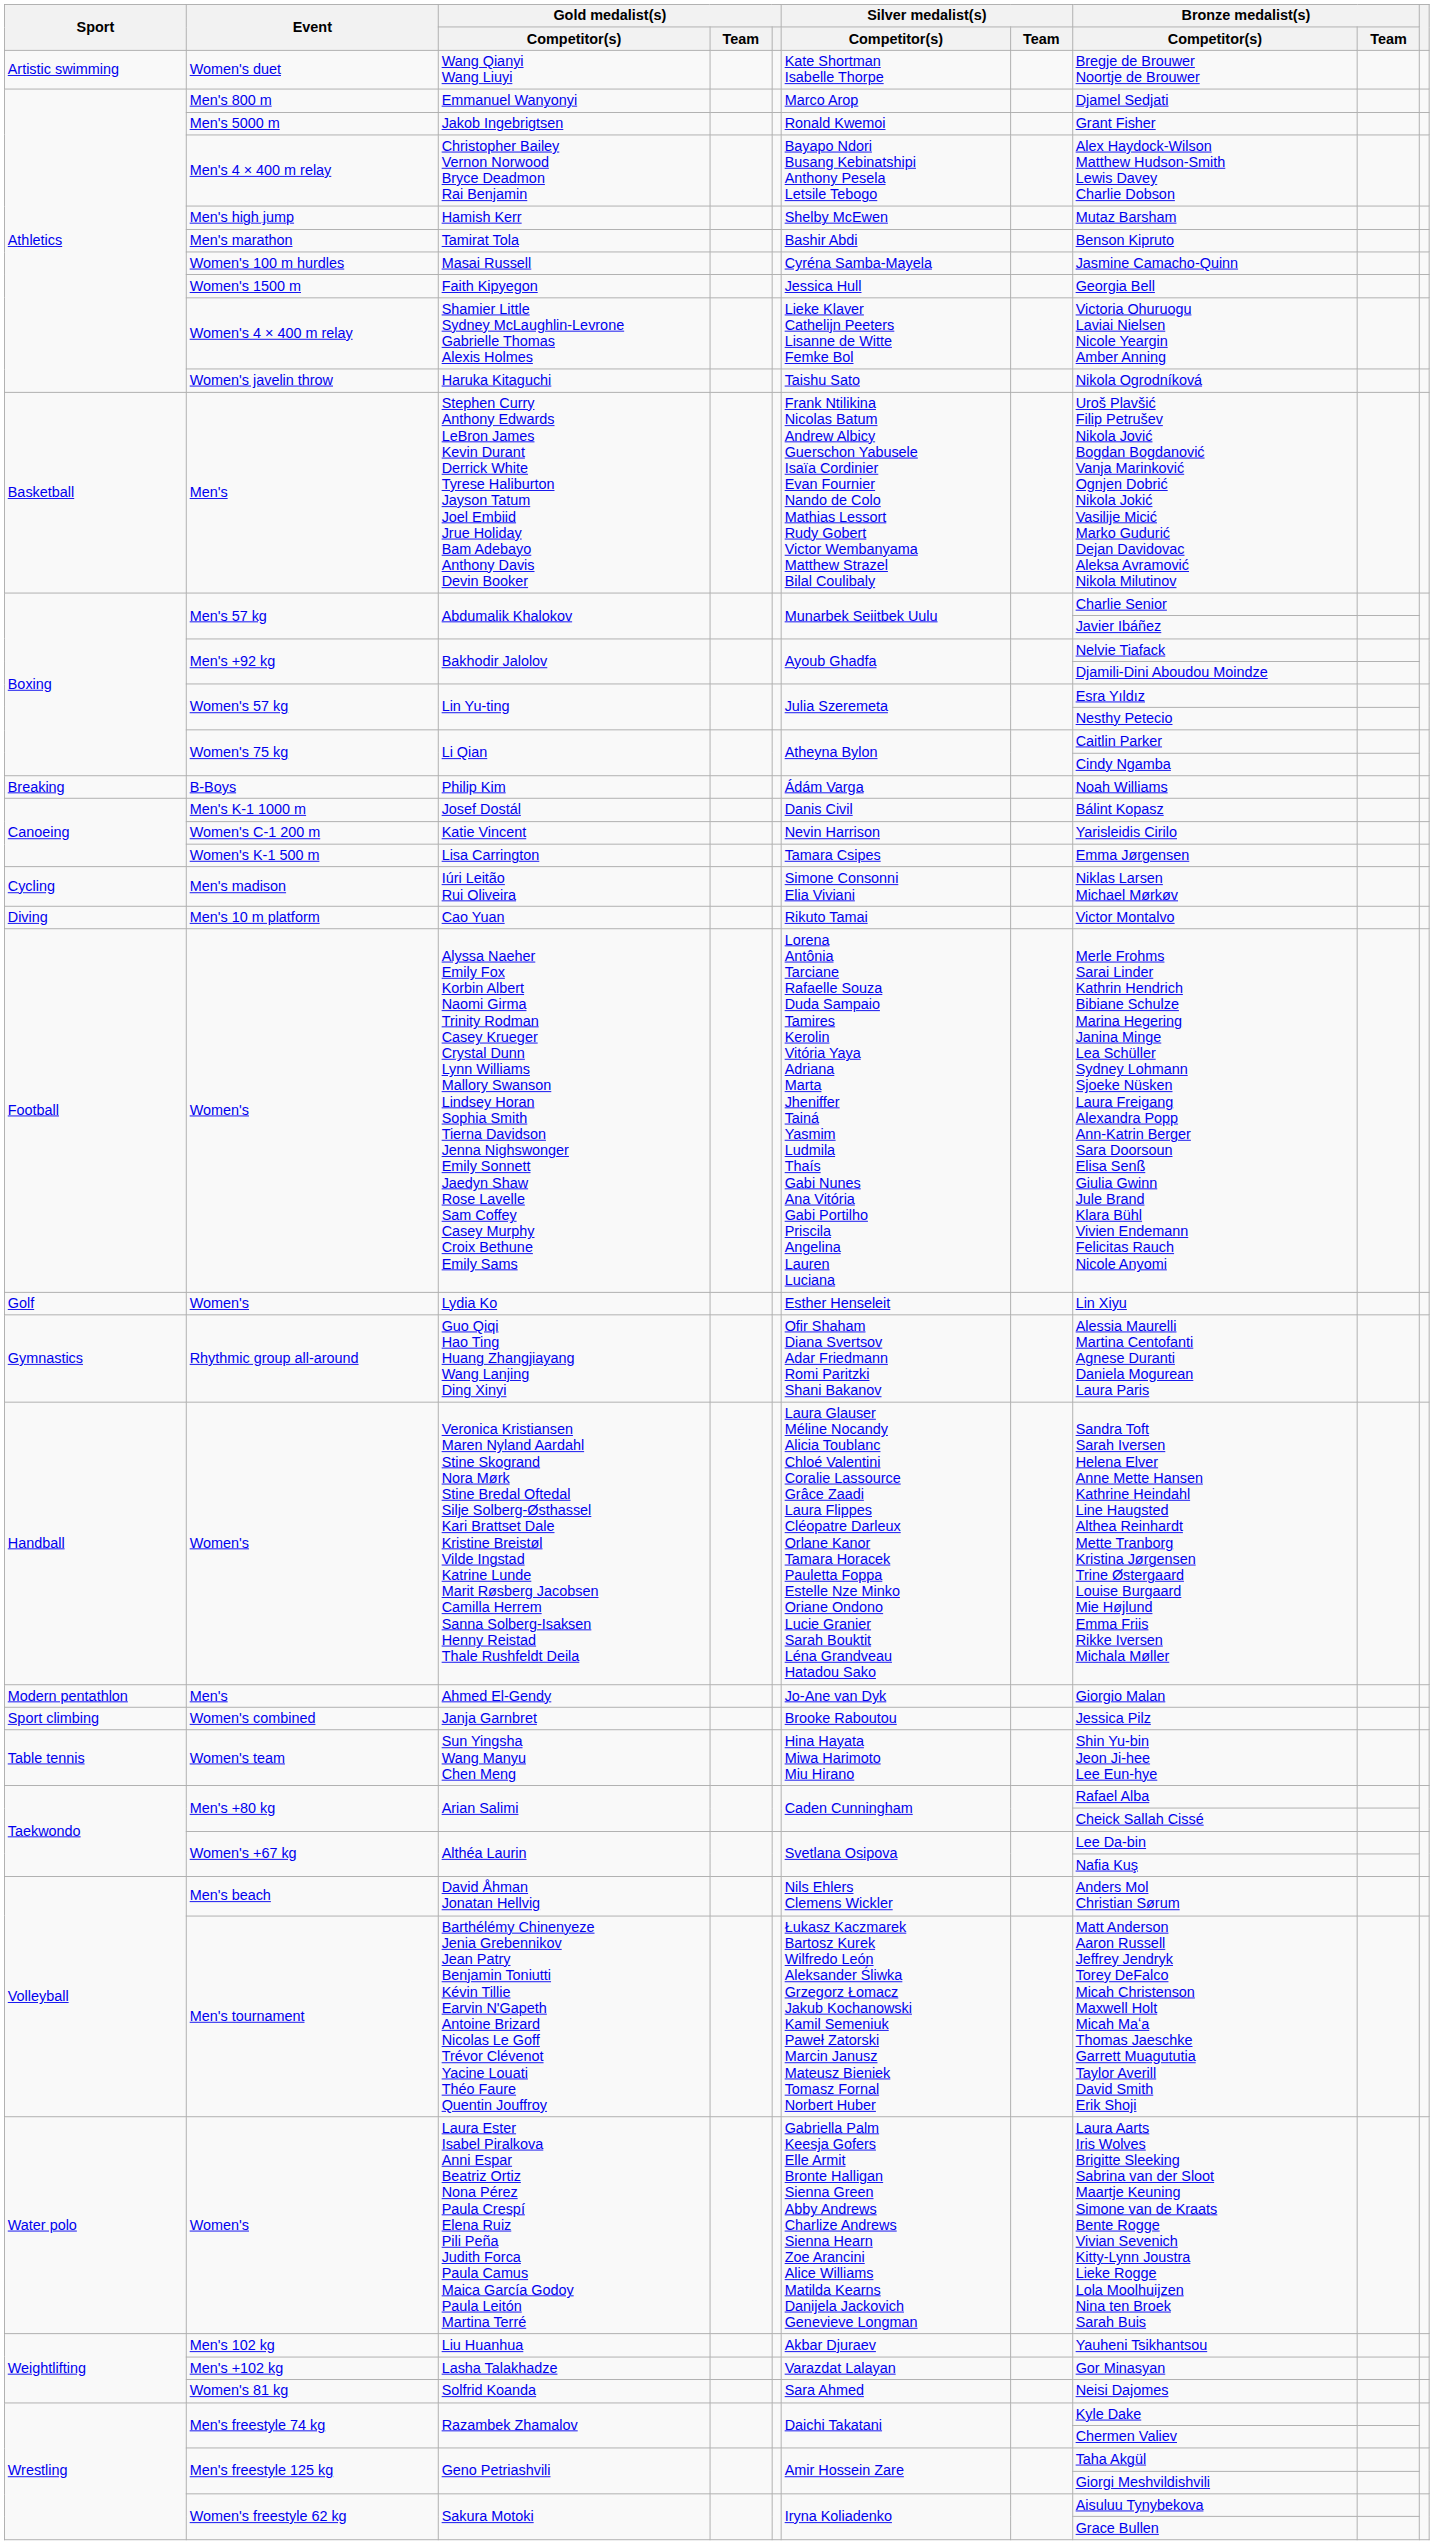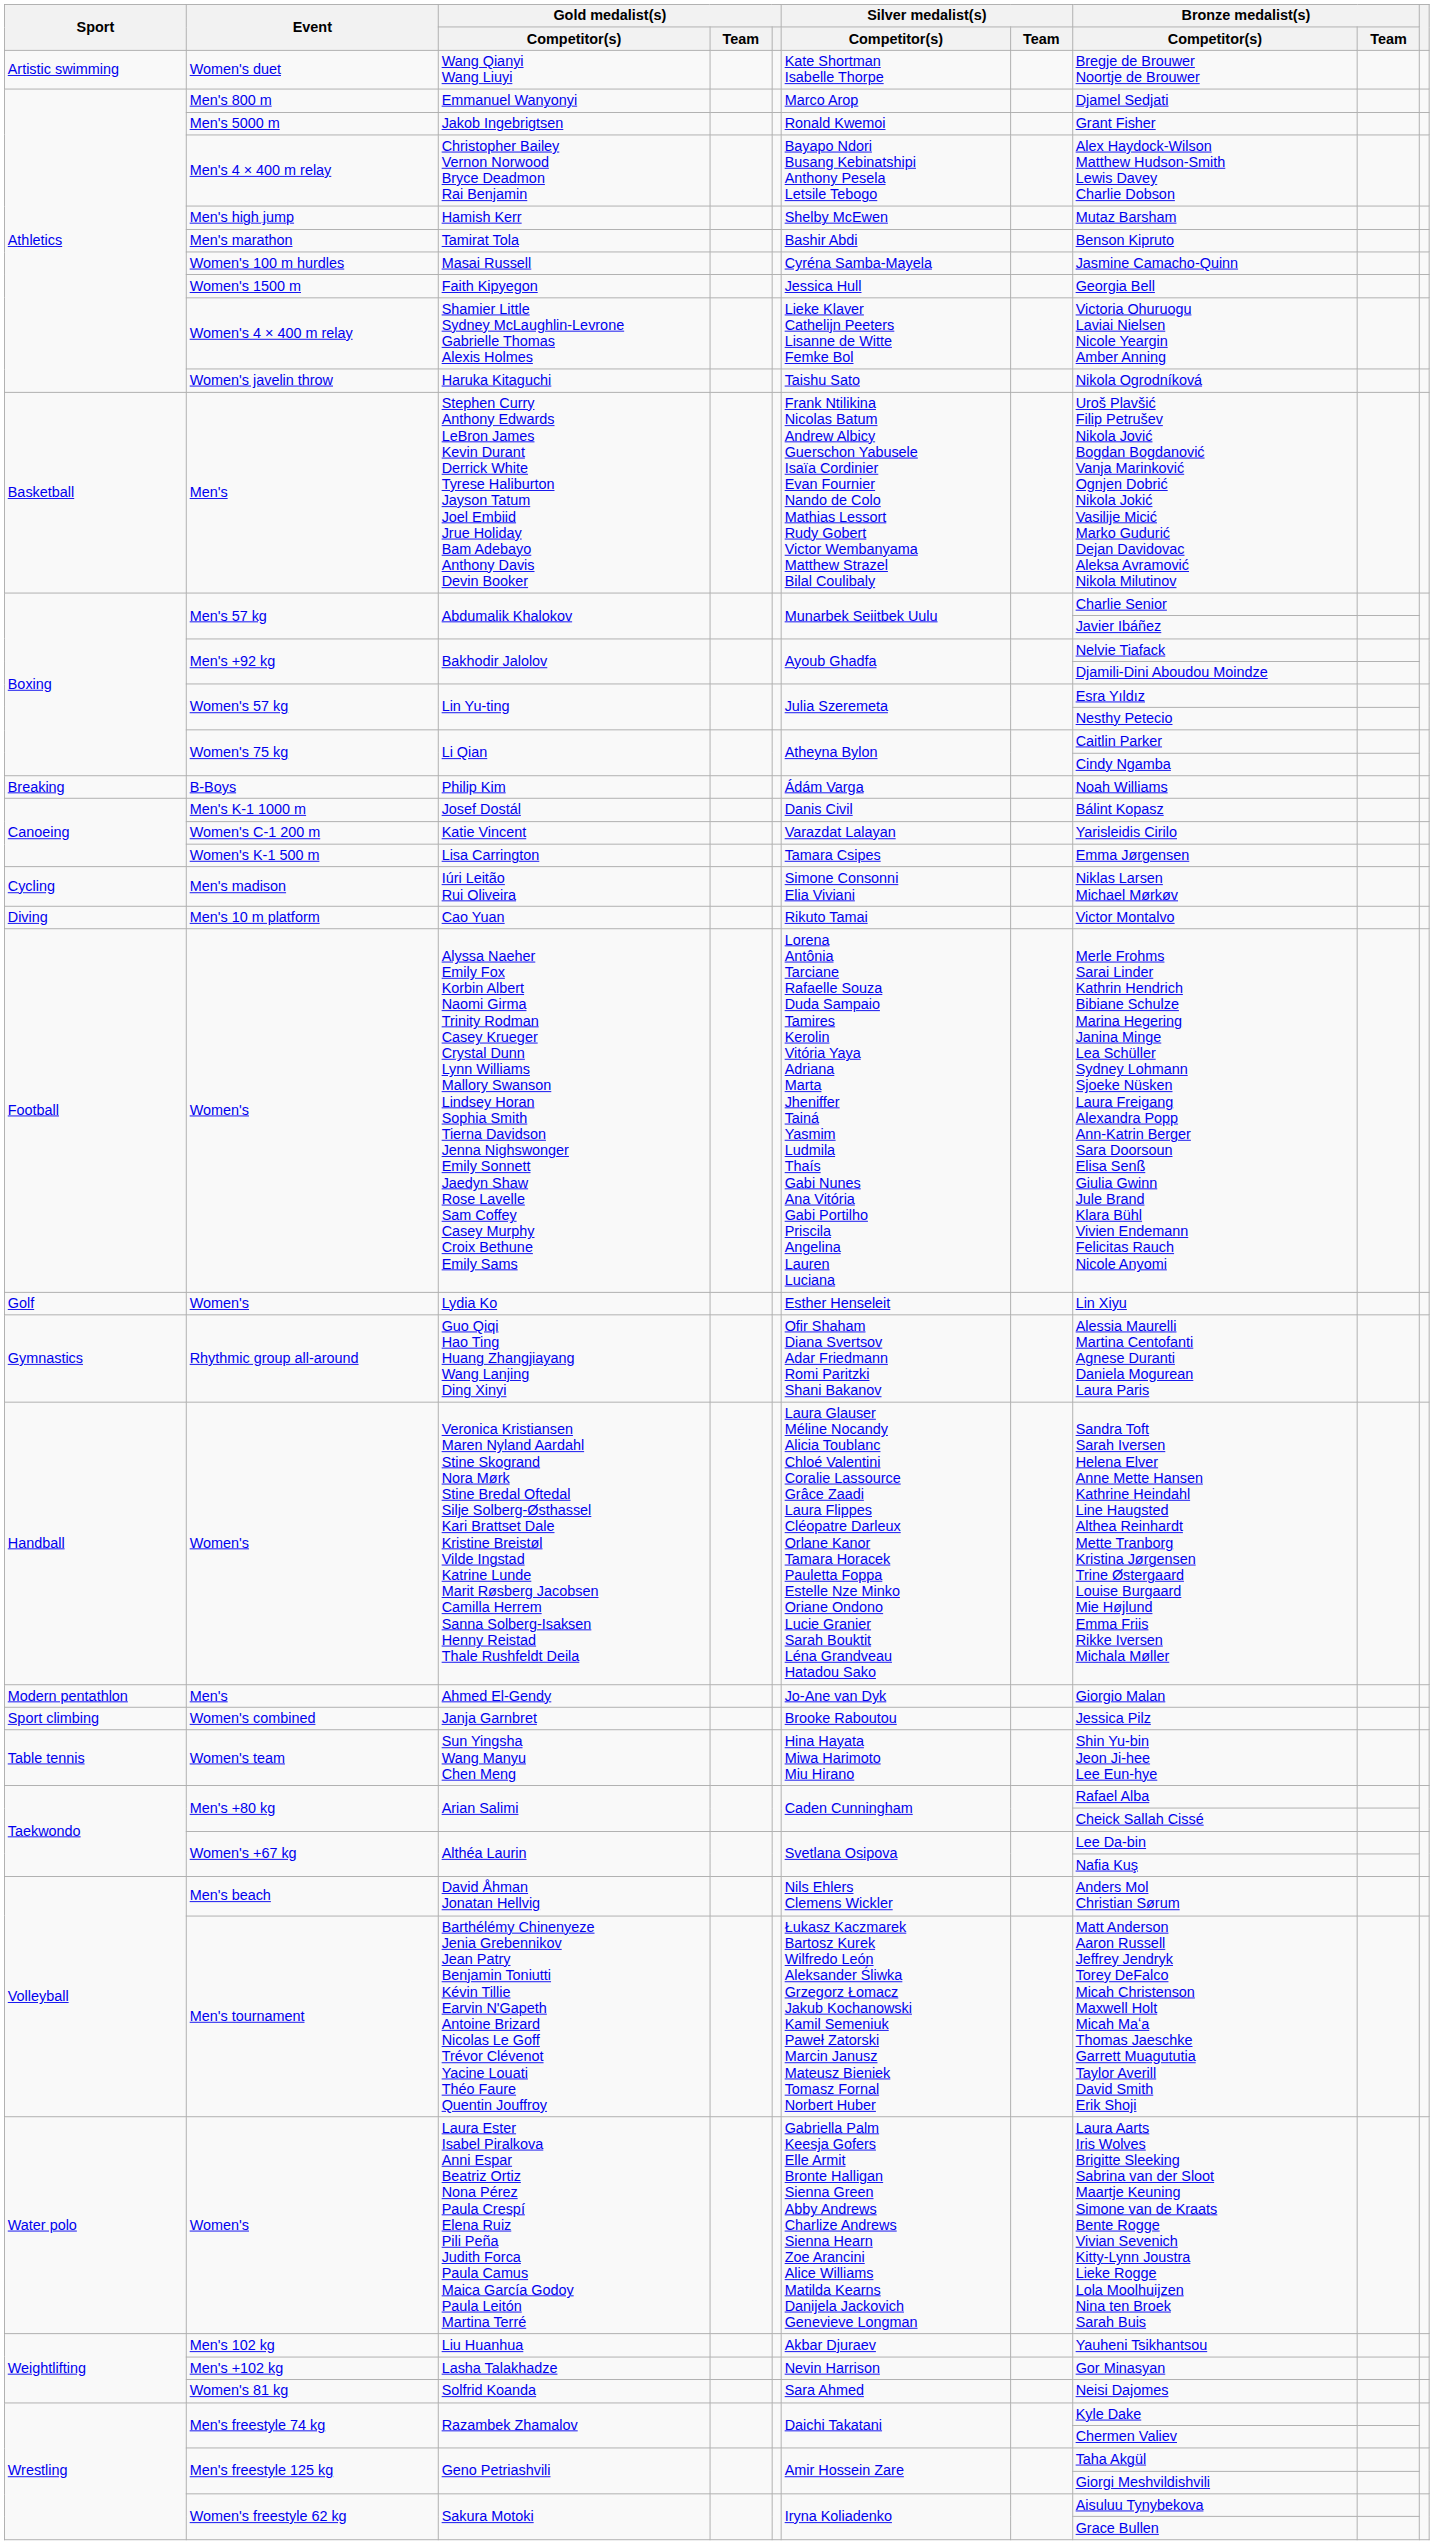(832, 832) Nevin Harrison -> (840, 832) Varazdat Lalayan
(840, 2368) Varazdat Lalayan -> (832, 2368) Nevin Harrison
